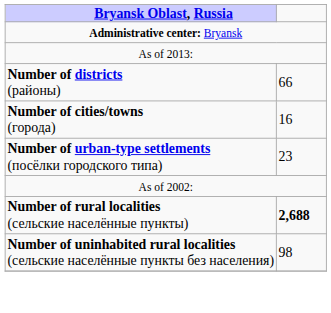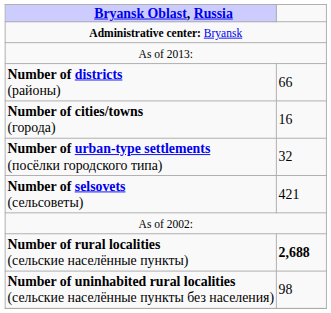(286, 156) 23 -> (286, 156) 32
+ row: (66, 194)
